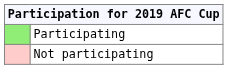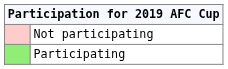rows swapped: (79, 34) <-> (93, 54)
